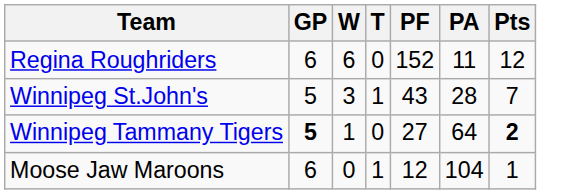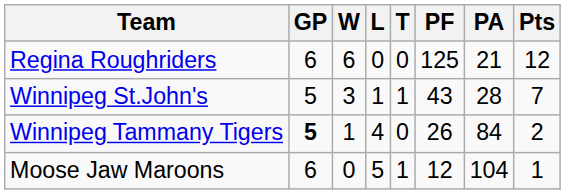+ column: (378, 22)
(415, 59) 152 -> (440, 59) 125
(464, 59) 11 -> (489, 59) 21
(415, 133) 27 -> (440, 133) 26
(464, 133) 64 -> (489, 133) 84
(512, 133) bold -> (537, 133) normal
